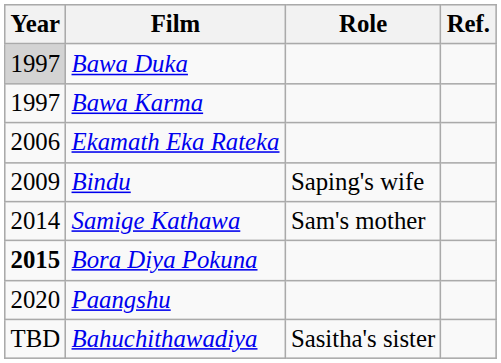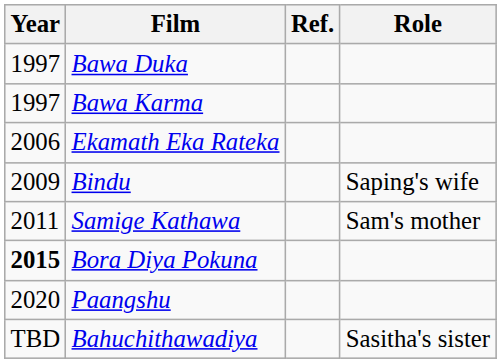columns swapped: (363, 24) <-> (468, 24)
(35, 63) lightgrey background -> (35, 63) no background
(35, 220) 2014 -> (35, 220) 2011
